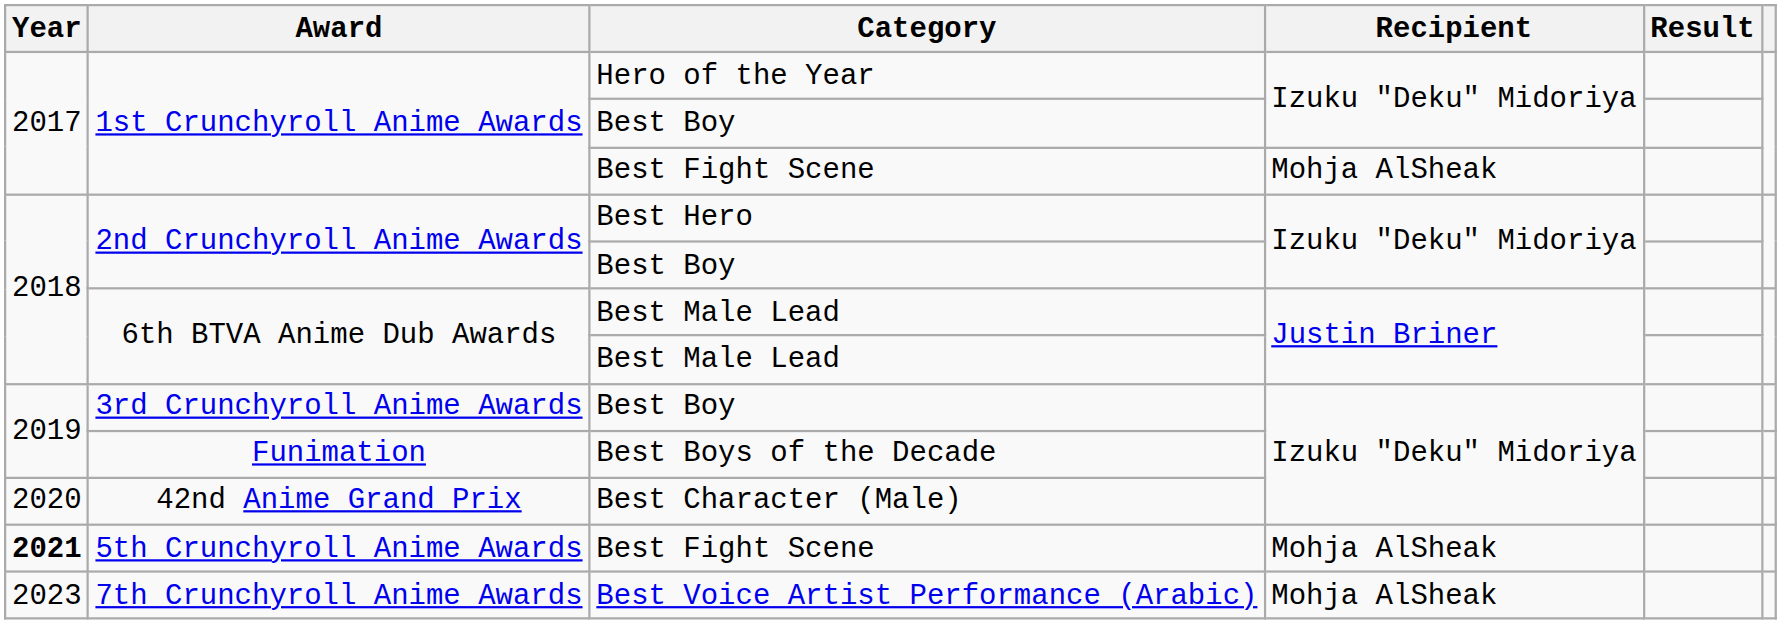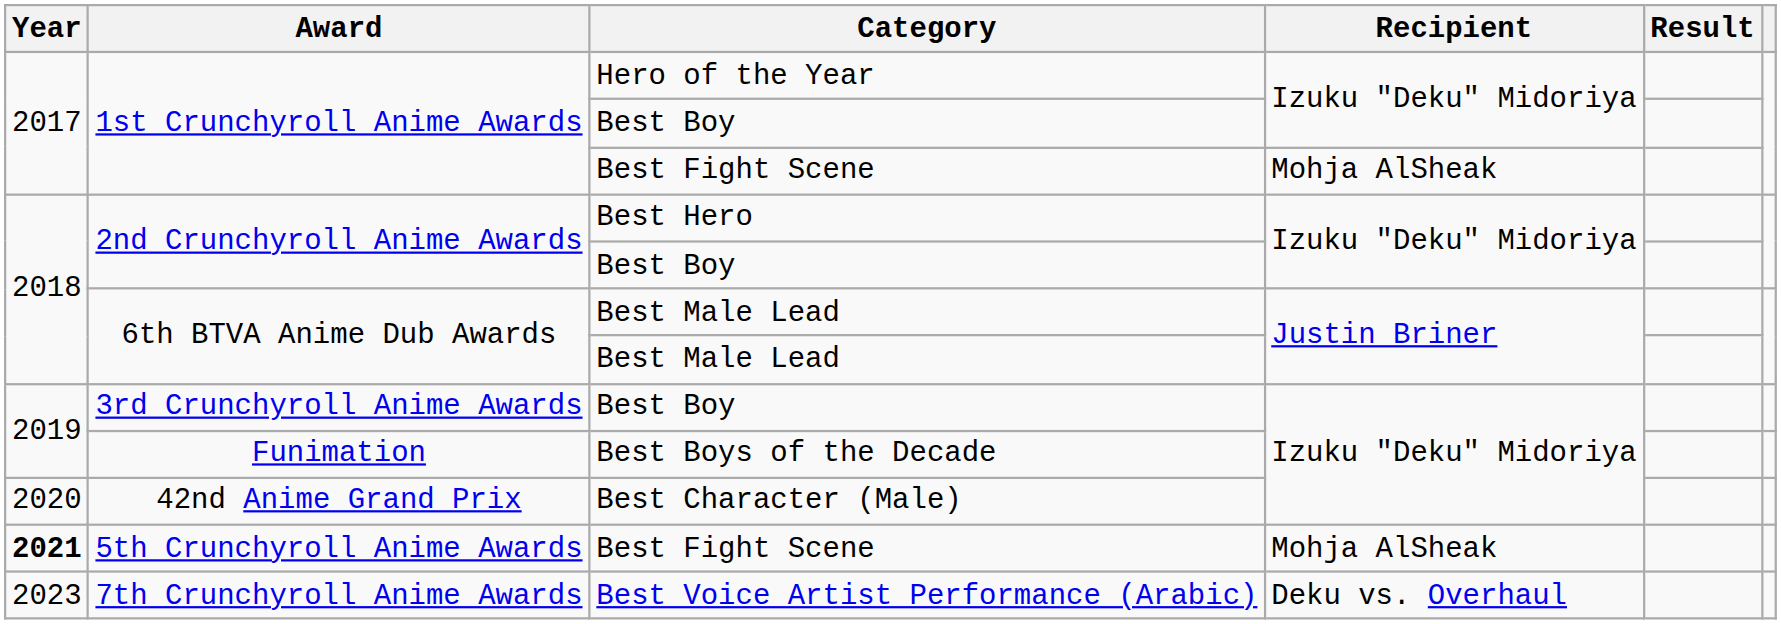(1384, 596) Mohja AlSheak -> (1419, 596) Deku vs. Overhaul
